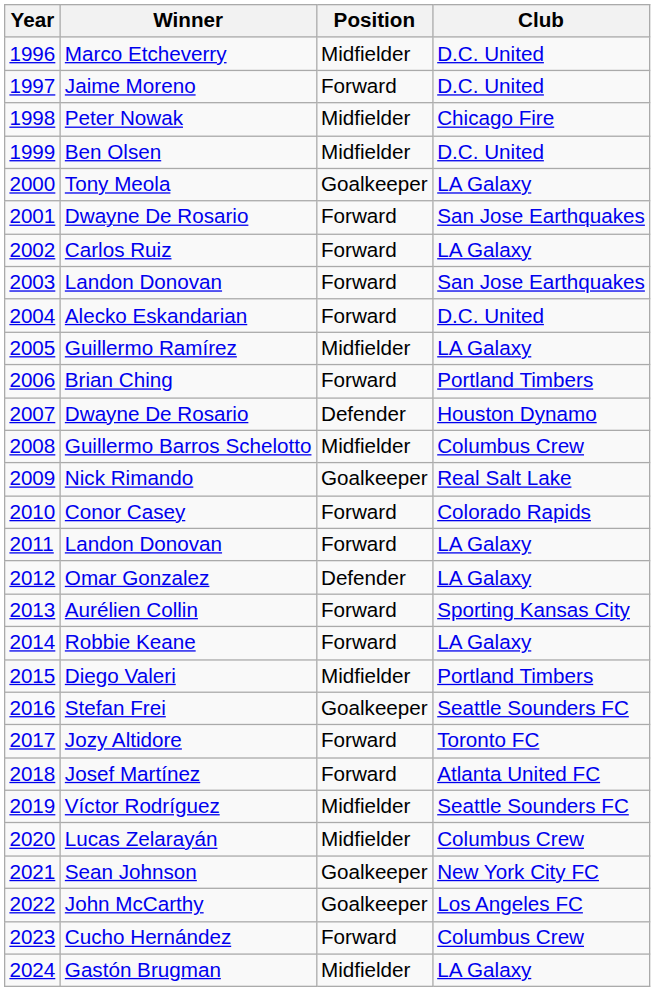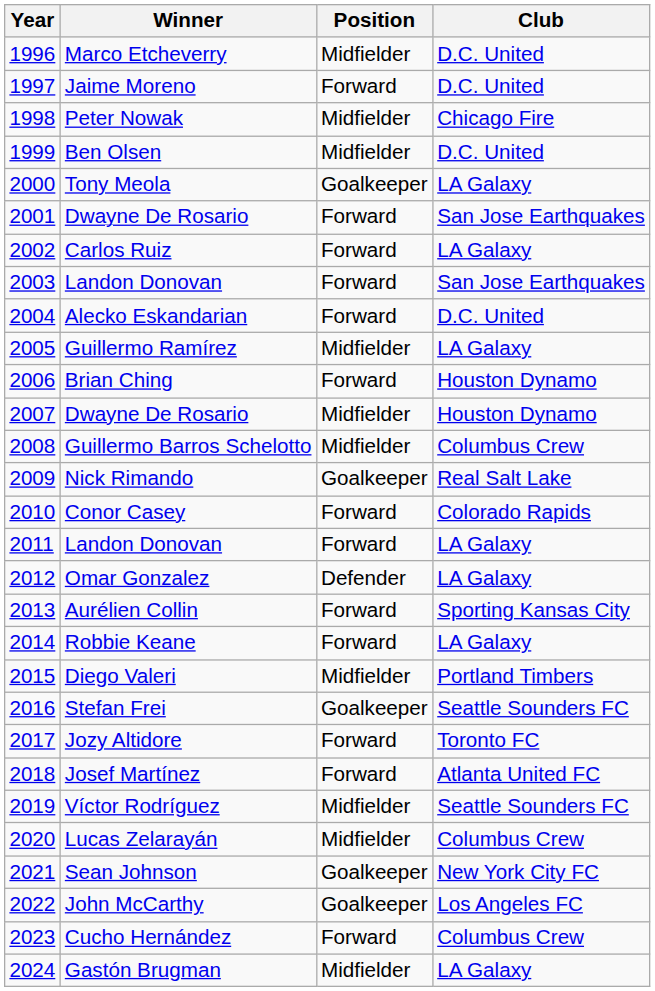(515, 380) Portland Timbers -> (517, 380) Houston Dynamo
(363, 413) Defender -> (366, 413) Midfielder
